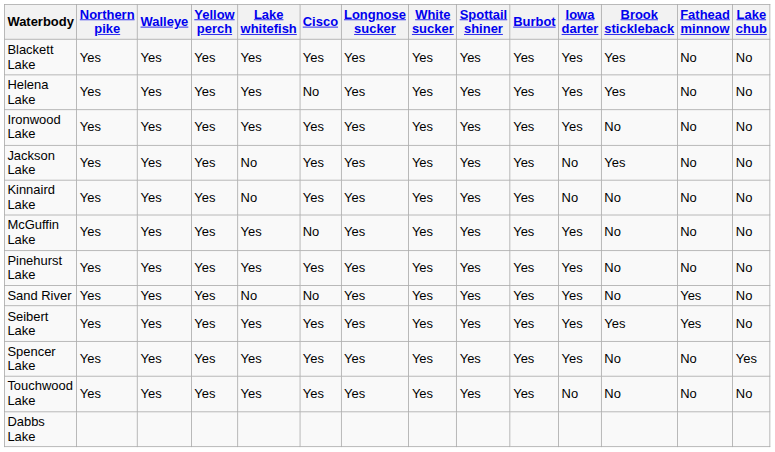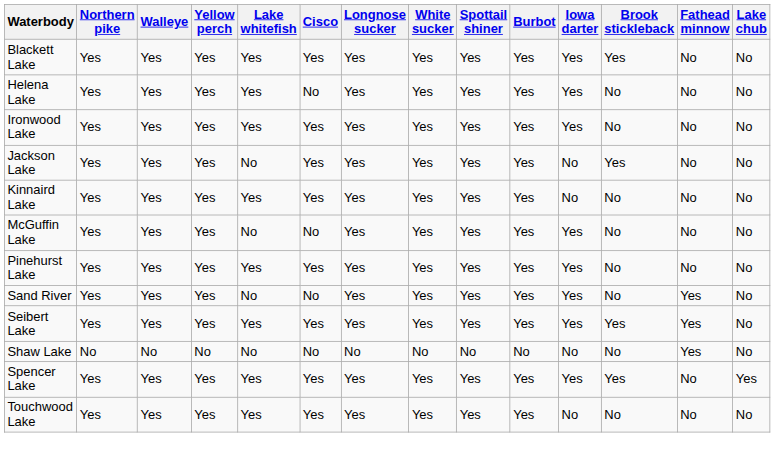(615, 92) Yes -> (613, 92) No
(249, 197) No -> (251, 197) Yes
(251, 232) Yes -> (249, 232) No
+ row: (39, 351)
(613, 358) No -> (615, 379) Yes
- row: (26, 429)
